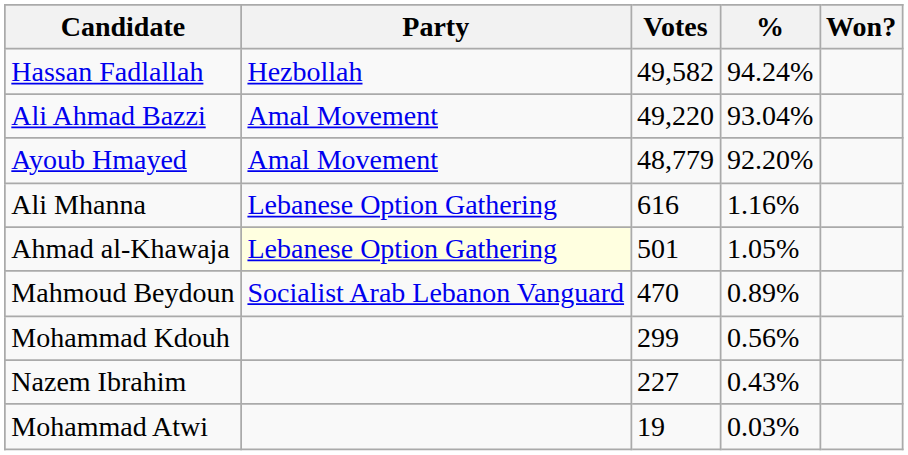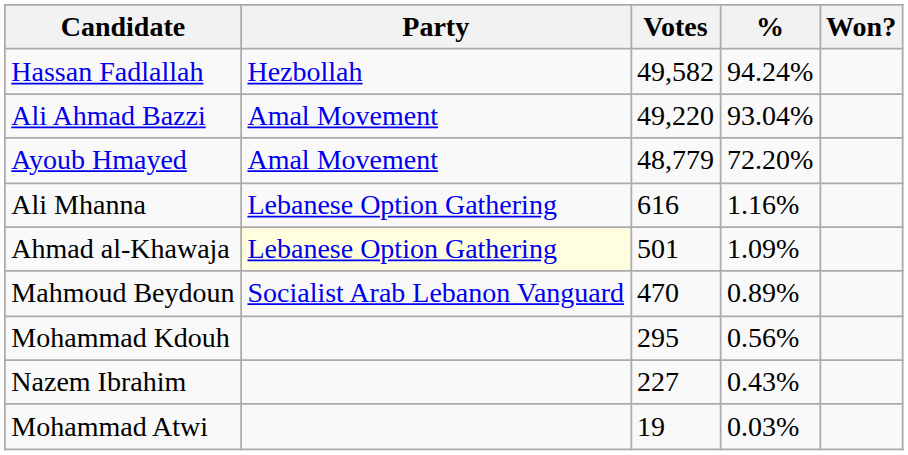(770, 159) 92.20% -> (770, 159) 72.20%
(763, 248) 1.05% -> (763, 248) 1.09%
(658, 337) 299 -> (658, 337) 295
